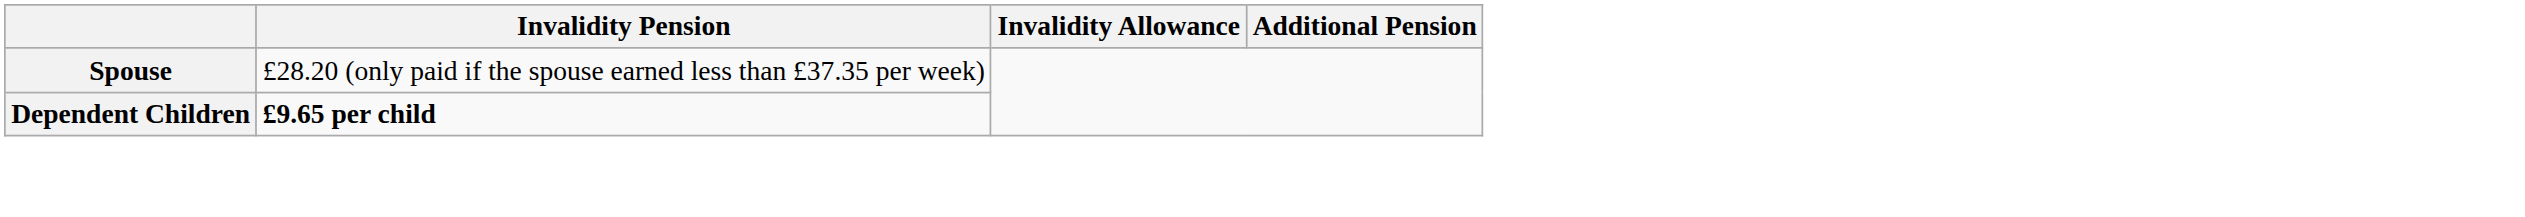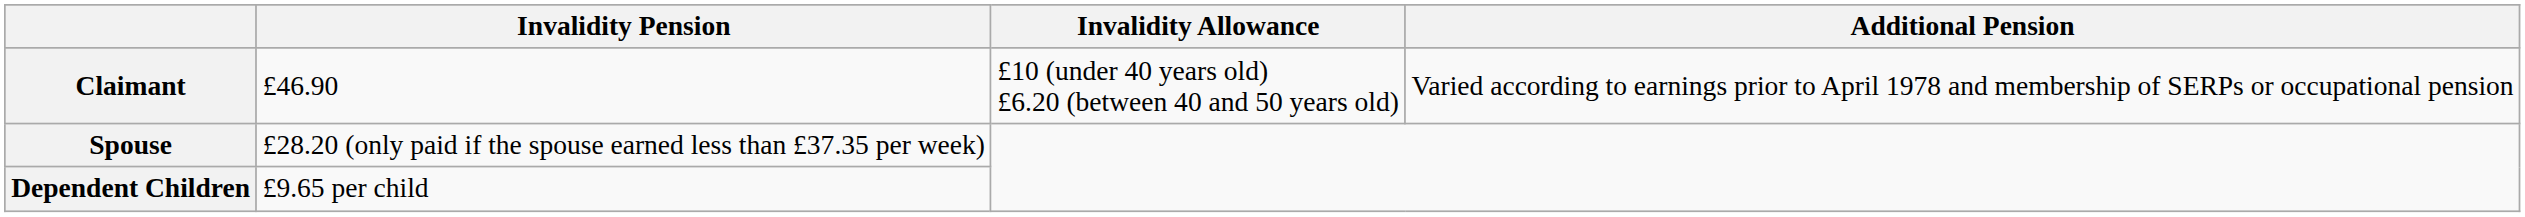+ row: (131, 85)
(349, 113) bold -> (346, 188) normal
